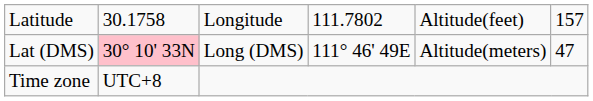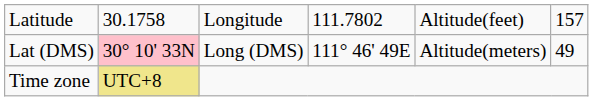(565, 50) 47 -> (565, 50) 49
(132, 80) no background -> (132, 80) khaki background
